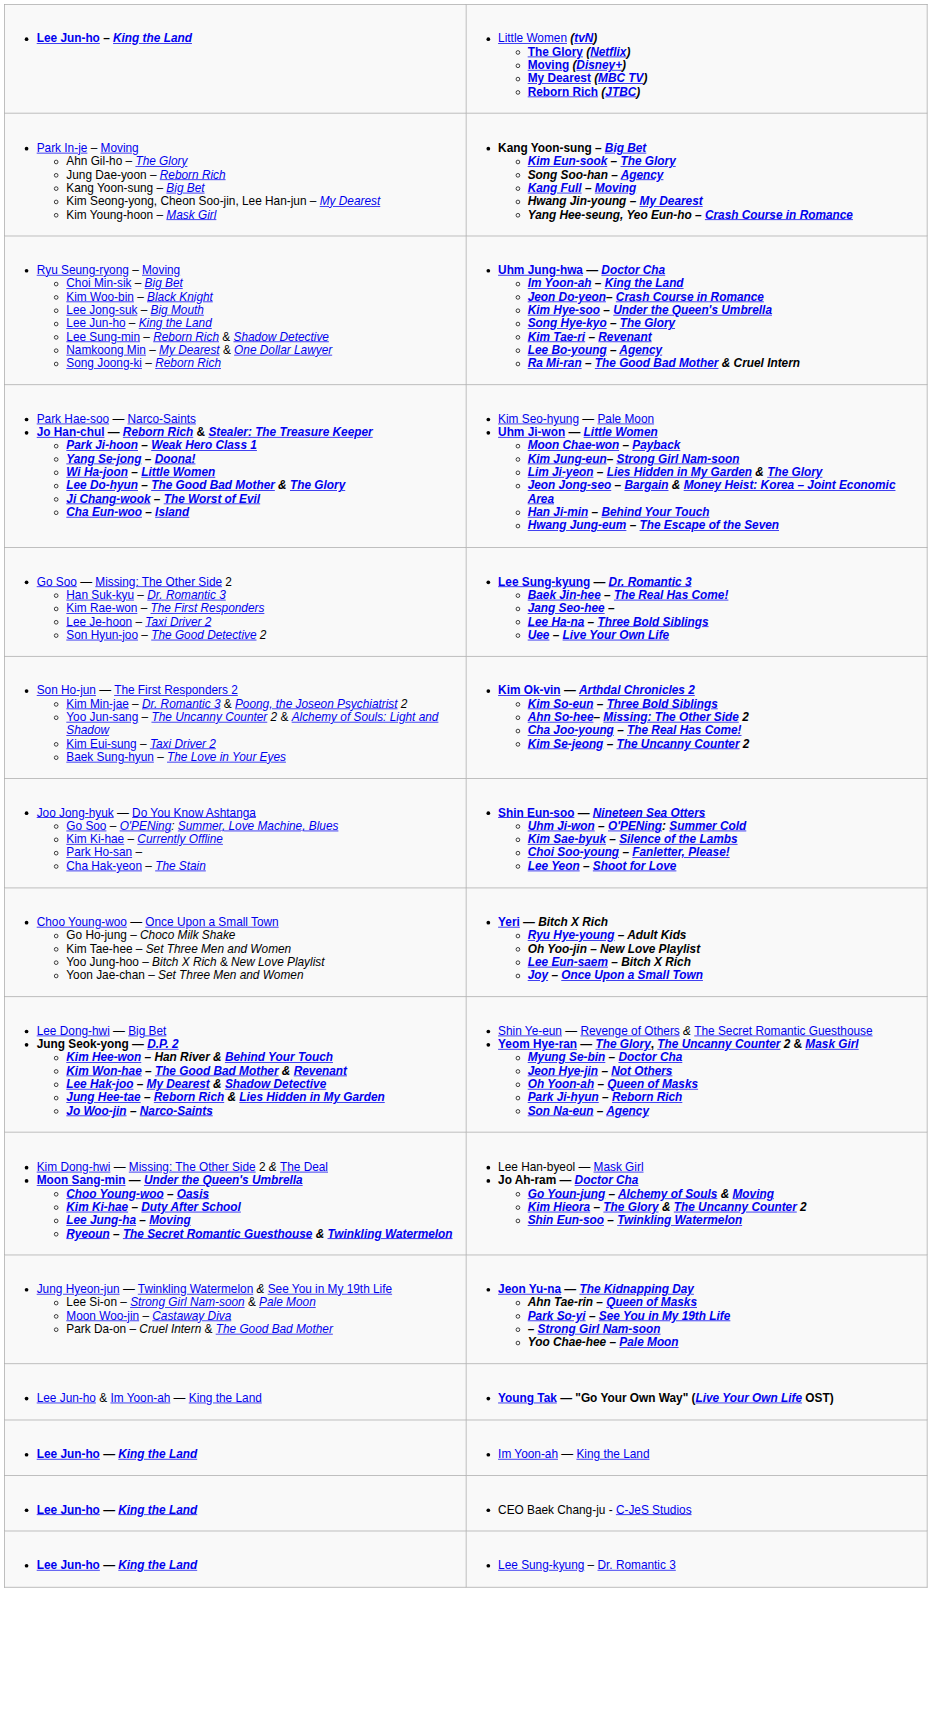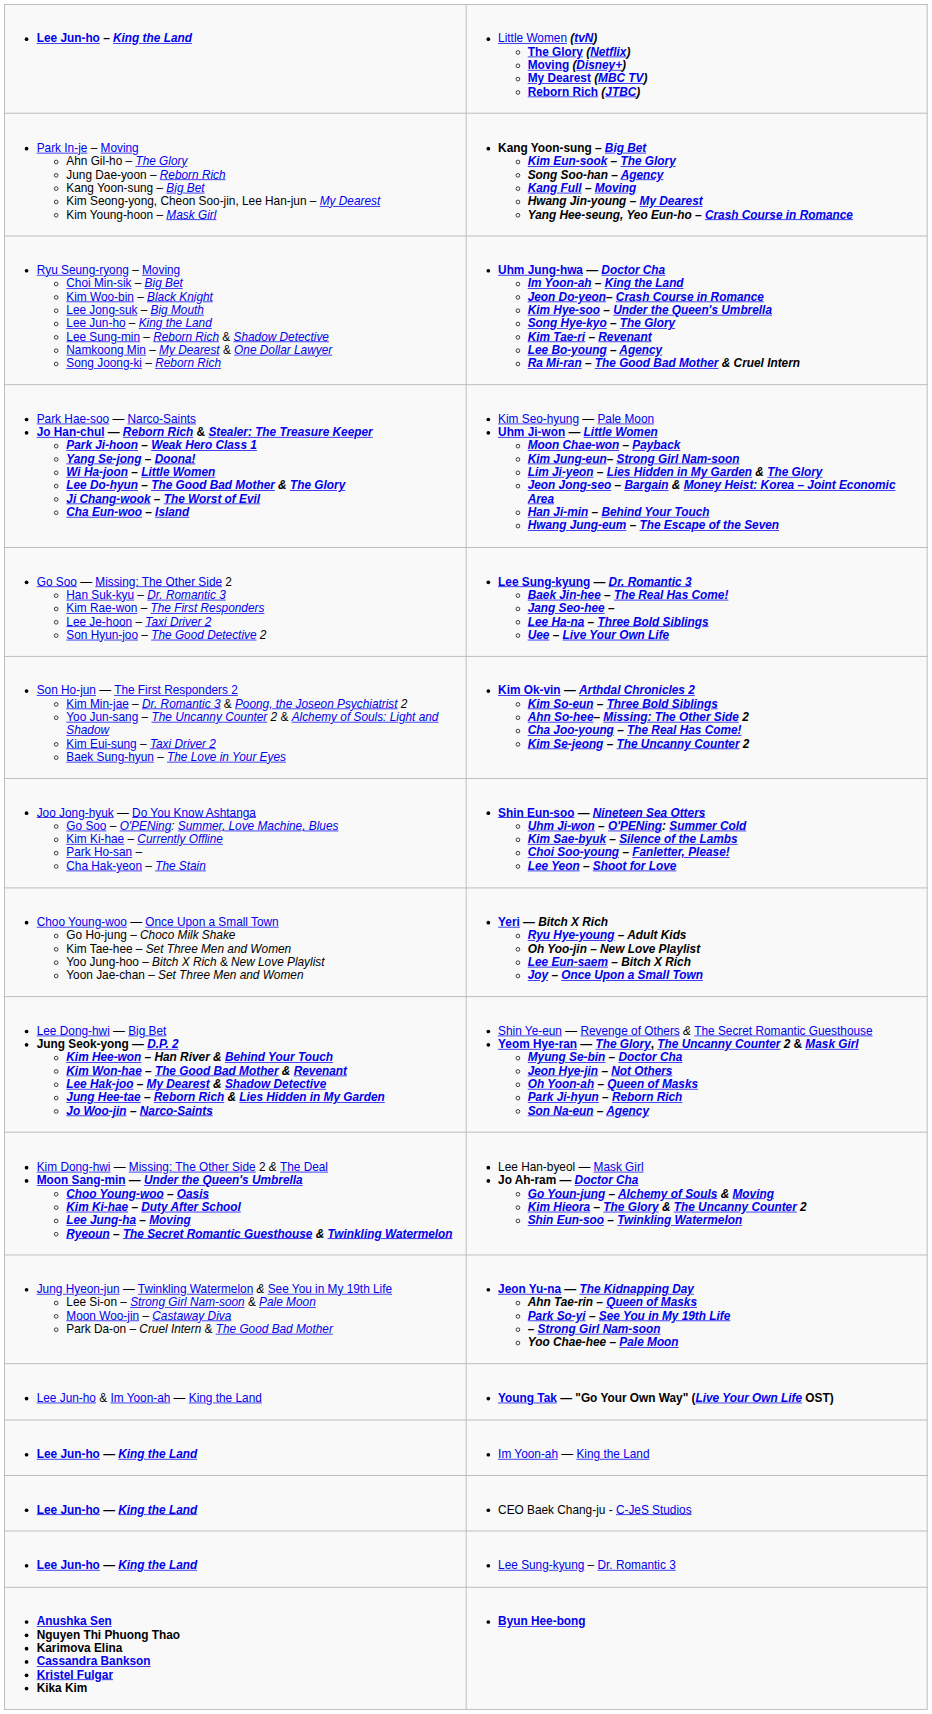+ row: (696, 1622)
